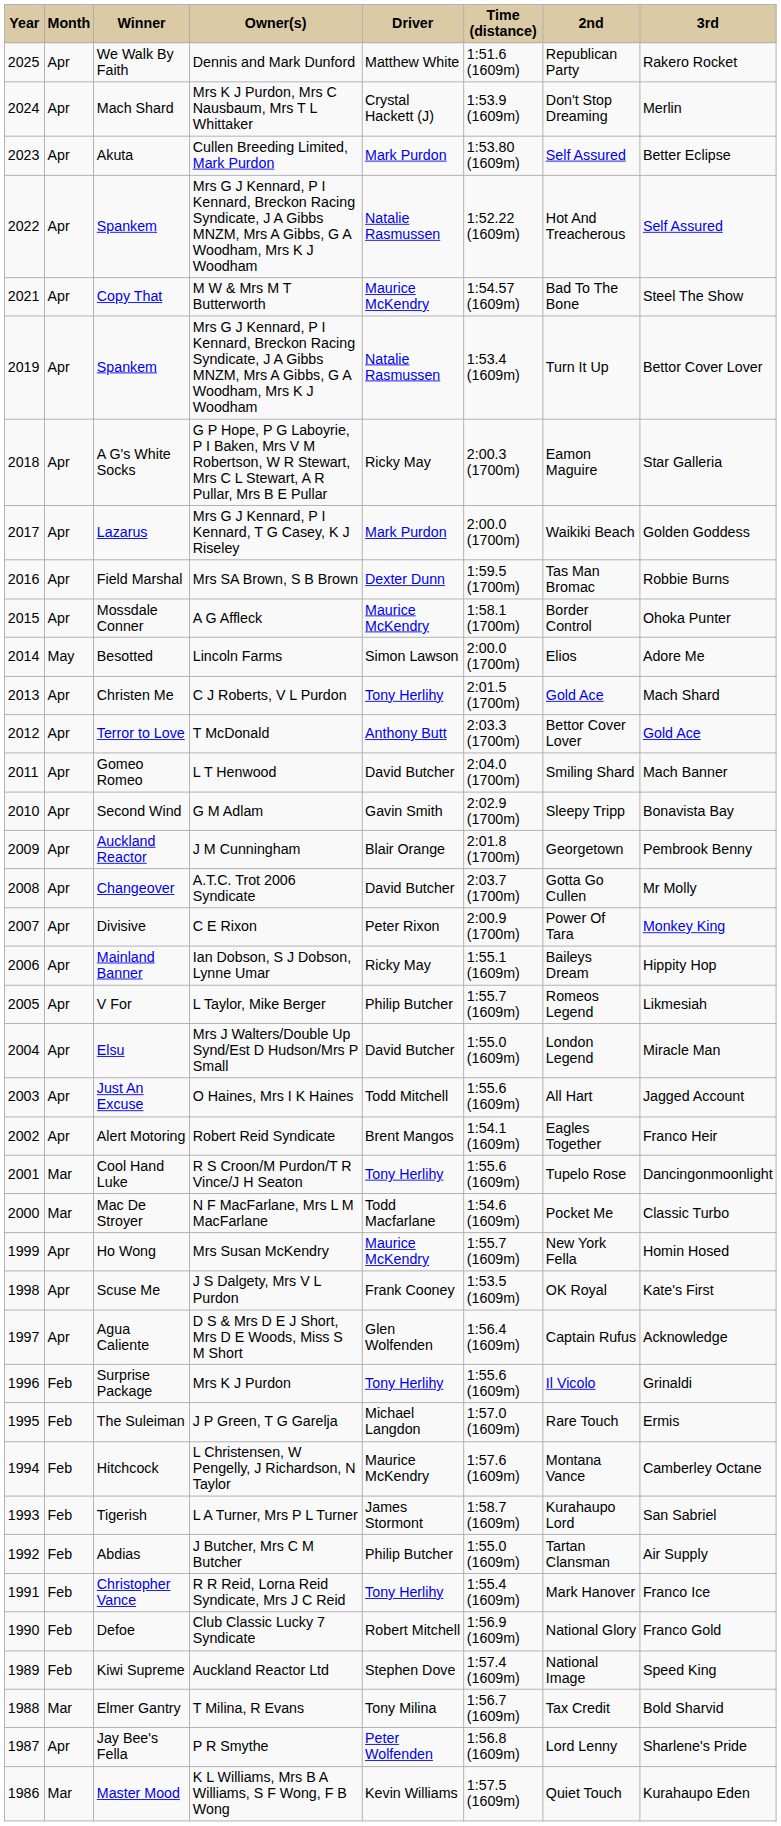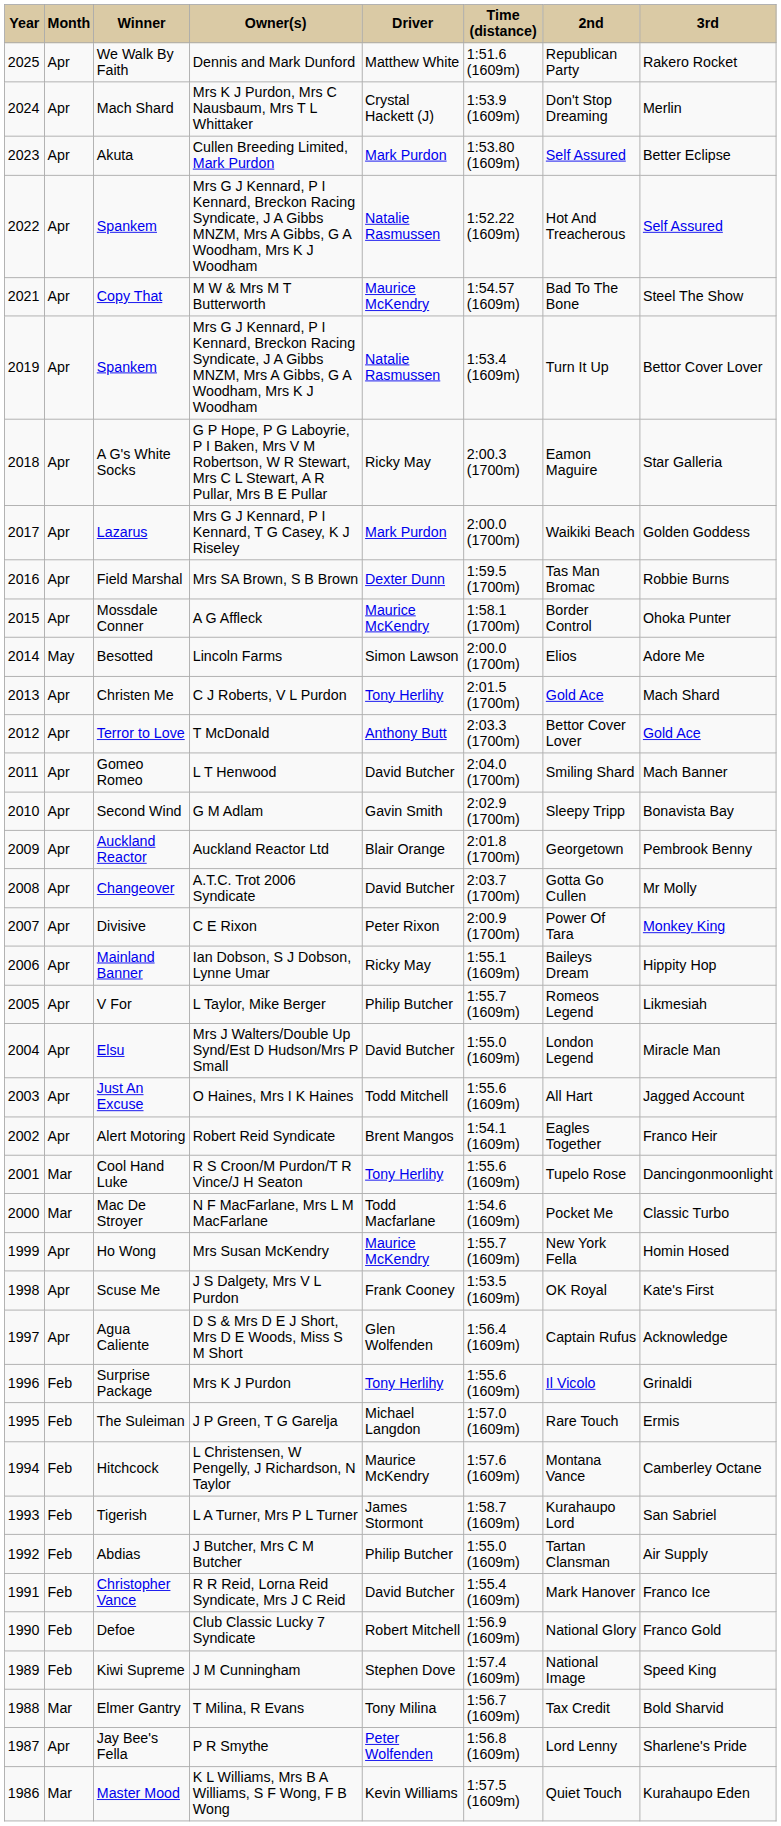(247, 849) J M Cunningham -> (261, 849) Auckland Reactor Ltd
(404, 1592) Tony Herlihy -> (410, 1592) David Butcher
(261, 1669) Auckland Reactor Ltd -> (247, 1669) J M Cunningham
